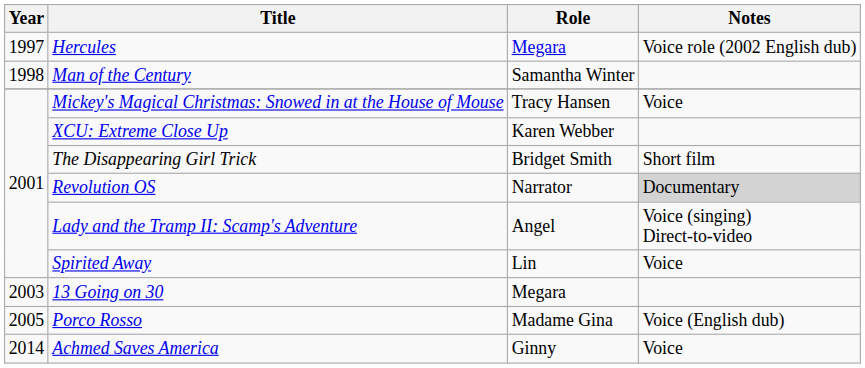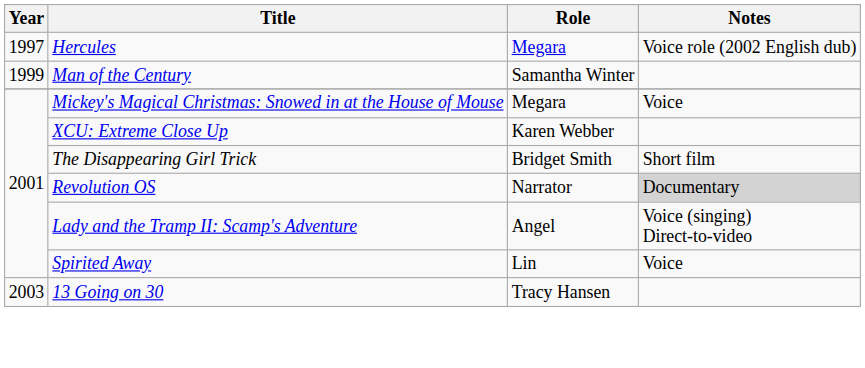(26, 74) 1998 -> (26, 74) 1999
(561, 103) Tracy Hansen -> (539, 103) Megara
(539, 292) Megara -> (561, 292) Tracy Hansen
- row: (97, 320)
- row: (136, 348)
